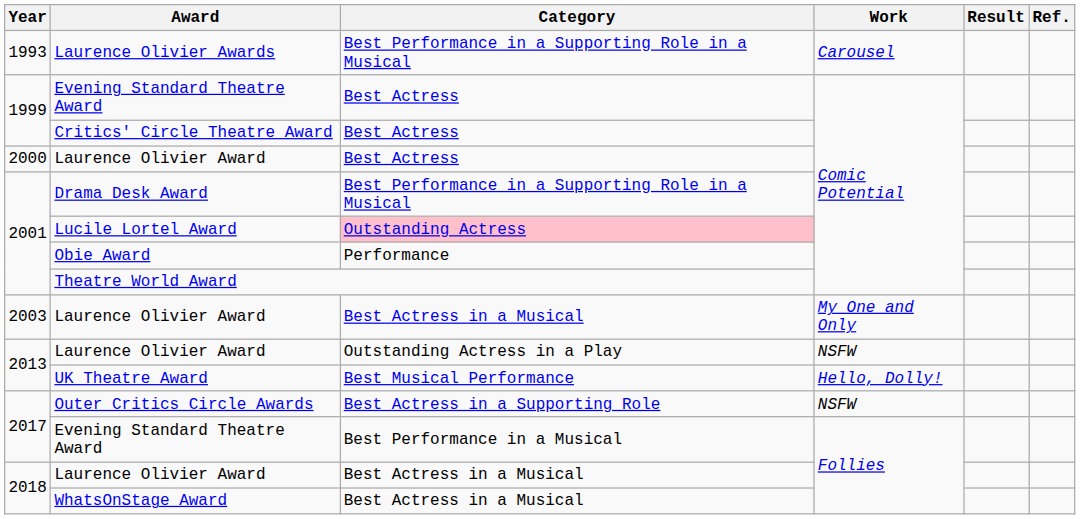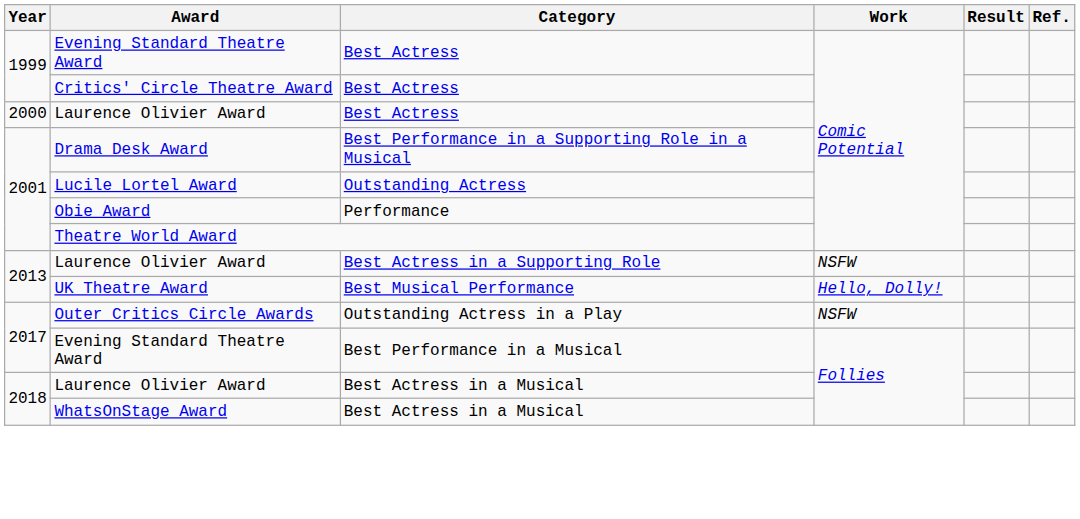- row: (28, 53)
(435, 229) pink background -> (435, 185) no background
- row: (28, 317)
(483, 352) Outstanding Actress in a Play -> (502, 263) Best Actress in a Supporting Role
(502, 404) Best Actress in a Supporting Role -> (483, 315) Outstanding Actress in a Play
